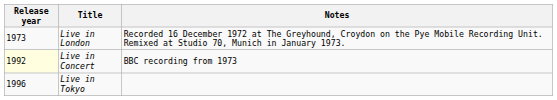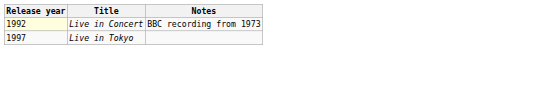- row: (78, 39)
(16, 84) 1996 -> (16, 38) 1997
